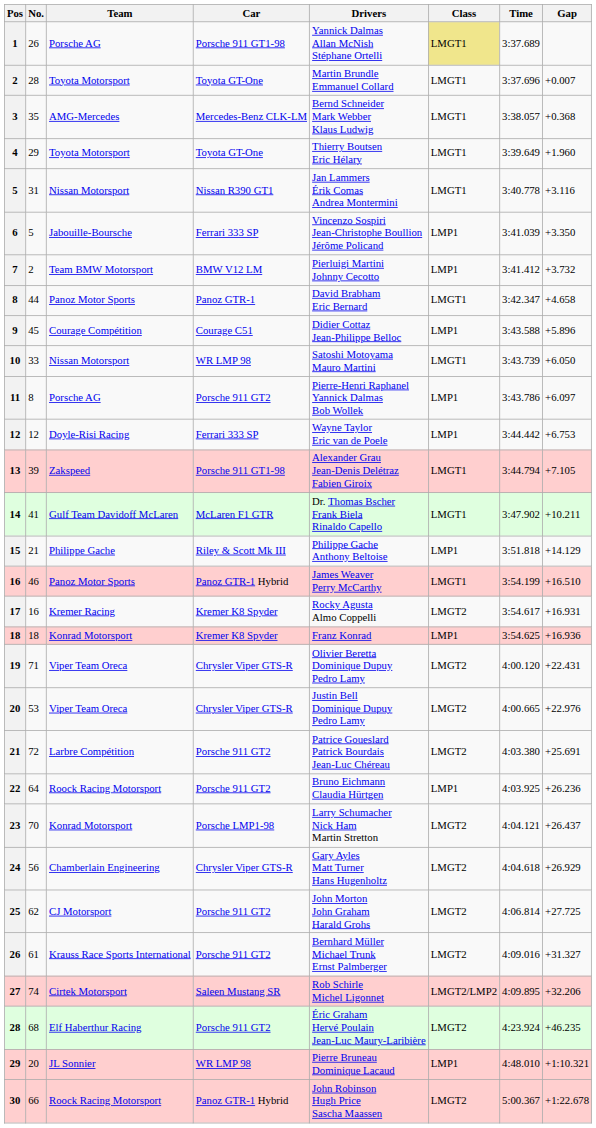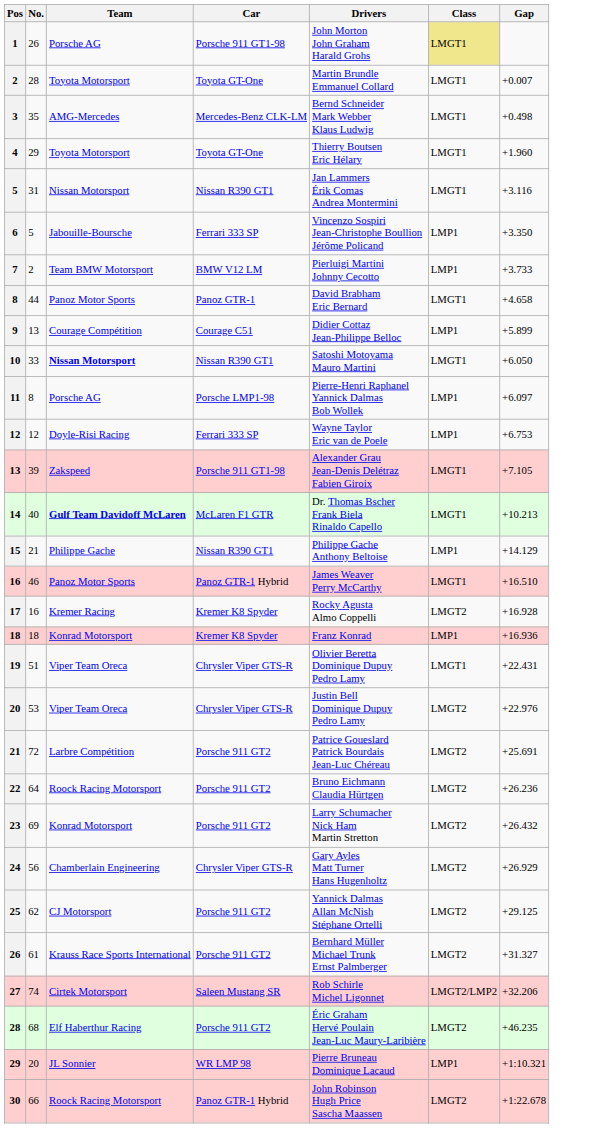- column: (521, 12)
(348, 43) Yannick Dalmas Allan McNish Stéphane Ortelli -> (341, 43) John Morton John Graham Harald Grohs
(560, 116) +0.368 -> (517, 116) +0.498
(560, 269) +3.732 -> (517, 269) +3.733
(34, 330) 45 -> (34, 330) 13
(560, 330) +5.896 -> (517, 330) +5.899
(89, 360) normal -> (92, 360) bold
(223, 360) WR LMP 98 -> (235, 360) Nissan R390 GT1
(233, 397) Porsche 911 GT2 -> (235, 397) Porsche LMP1-98
(34, 513) 41 -> (34, 513) 40
(114, 513) normal -> (117, 513) bold
(563, 513) +10.211 -> (520, 513) +10.213
(241, 550) Riley & Scott Mk III -> (235, 550) Nissan R390 GT1
(563, 611) +16.931 -> (520, 611) +16.928
(34, 665) 71 -> (34, 665) 51
(449, 665) LMGT2 -> (449, 665) LMGT1
(445, 788) LMP1 -> (449, 788) LMGT2
(34, 825) 70 -> (34, 825) 69
(235, 825) Porsche LMP1-98 -> (233, 825) Porsche 911 GT2
(563, 825) +26.437 -> (520, 825) +26.432
(341, 911) John Morton John Graham Harald Grohs -> (348, 911) Yannick Dalmas Allan McNish Stéphane Ortelli
(563, 911) +27.725 -> (520, 911) +29.125
